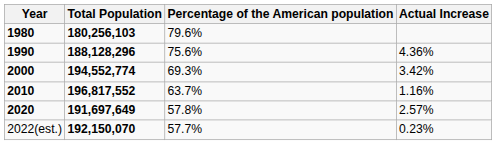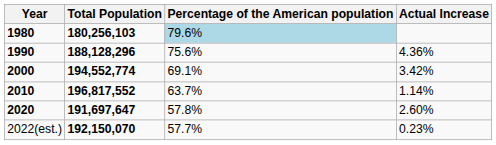(185, 33) no background -> (185, 33) lightblue background
(185, 71) 69.3% -> (185, 71) 69.1%
(416, 91) 1.16% -> (416, 91) 1.14%
(101, 110) 191,697,649 -> (101, 110) 191,697,647
(416, 110) 2.57% -> (416, 110) 2.60%
